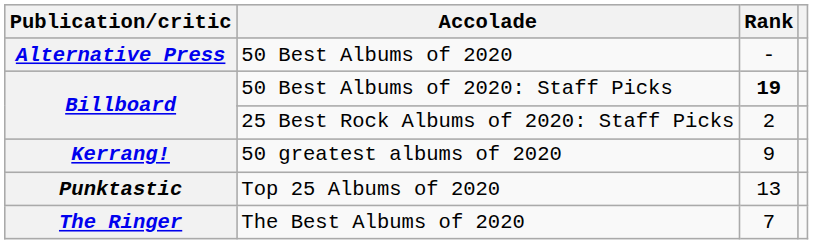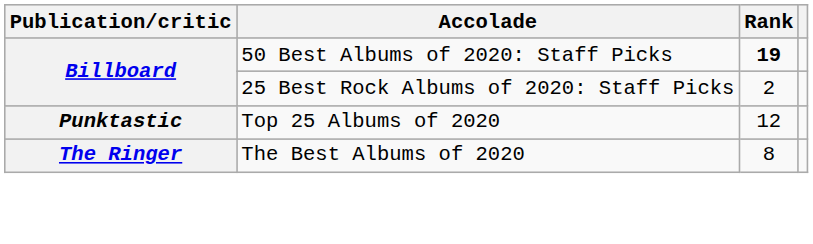- row: (377, 55)
- row: (402, 155)
(769, 189) 13 -> (769, 122) 12
(769, 222) 7 -> (769, 155) 8
